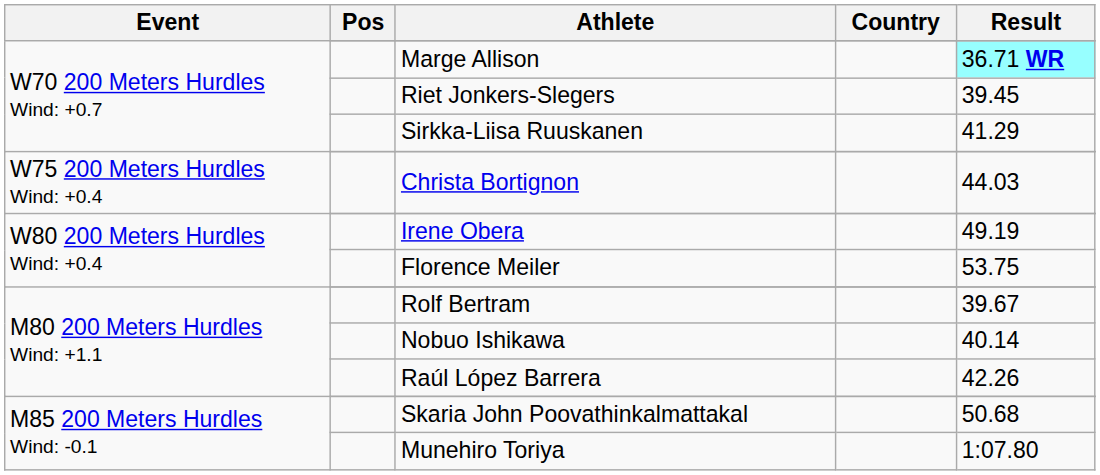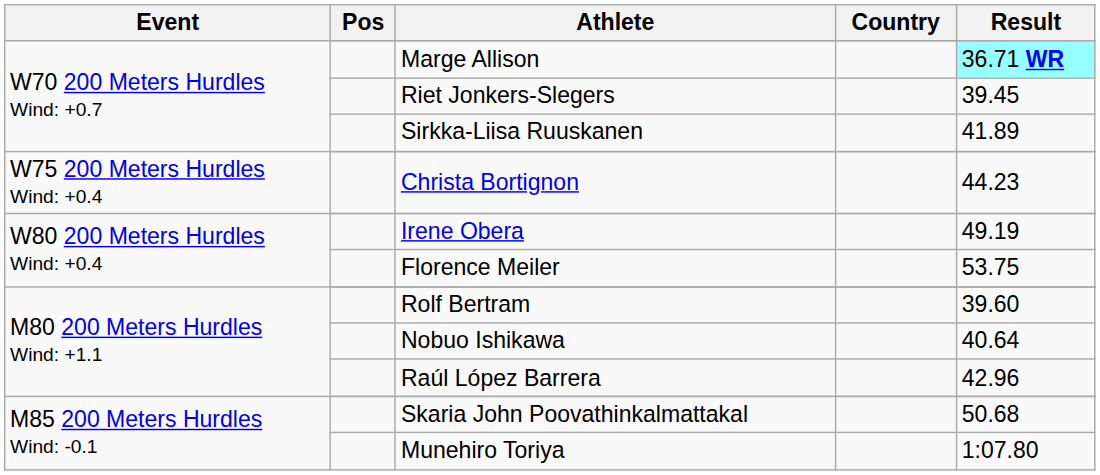(991, 132) 41.29 -> (991, 132) 41.89
(991, 181) 44.03 -> (991, 181) 44.23
(991, 304) 39.67 -> (991, 304) 39.60
(991, 341) 40.14 -> (991, 341) 40.64
(991, 377) 42.26 -> (991, 377) 42.96
